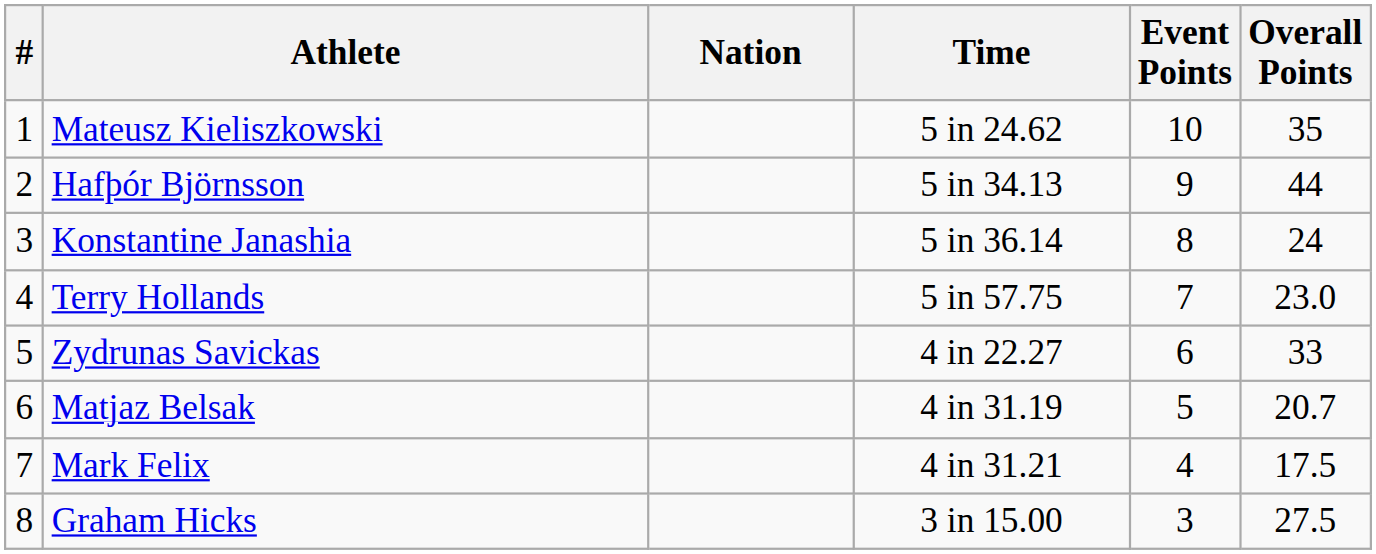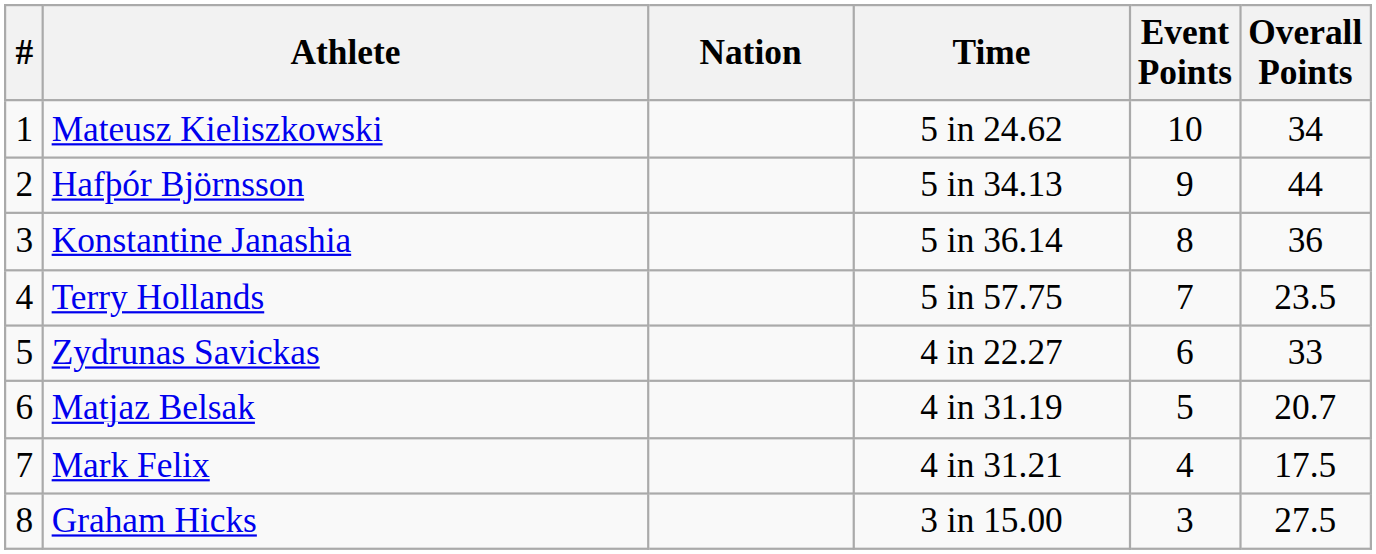(1305, 128) 35 -> (1305, 128) 34
(1305, 240) 24 -> (1305, 240) 36
(1305, 296) 23.0 -> (1305, 296) 23.5
